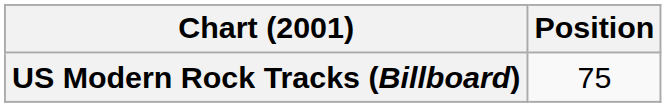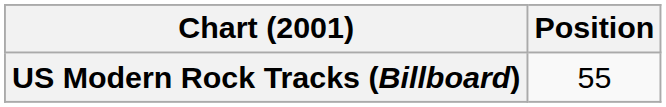(594, 76) 75 -> (594, 76) 55
